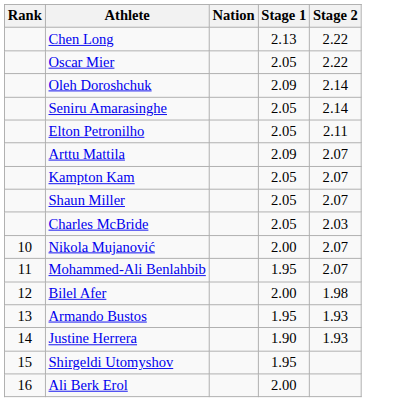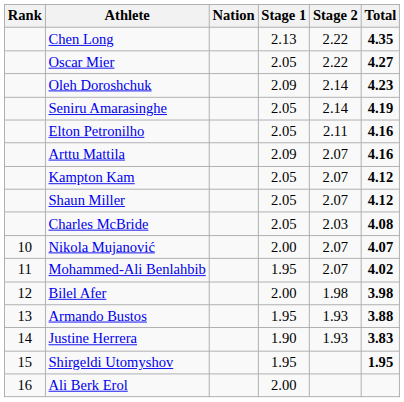+ column: (380, 16)
